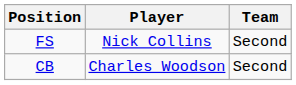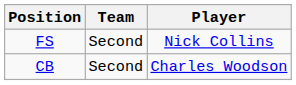columns swapped: (157, 17) <-> (260, 17)
